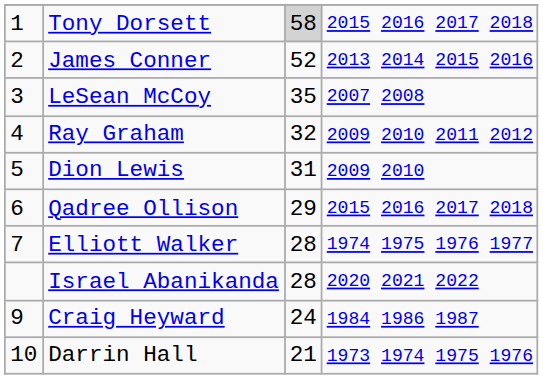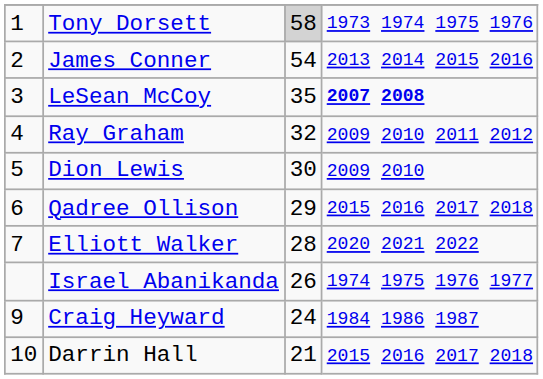(430, 23) 2015 2016 2017 2018 -> (430, 23) 1973 1974 1975 1976
(303, 60) 52 -> (303, 60) 54
(376, 97) normal -> (376, 97) bold
(303, 171) 31 -> (303, 171) 30
(430, 245) 1974 1975 1976 1977 -> (403, 245) 2020 2021 2022
(303, 281) 28 -> (303, 281) 26
(403, 281) 2020 2021 2022 -> (430, 281) 1974 1975 1976 1977
(430, 355) 1973 1974 1975 1976 -> (430, 355) 2015 2016 2017 2018
